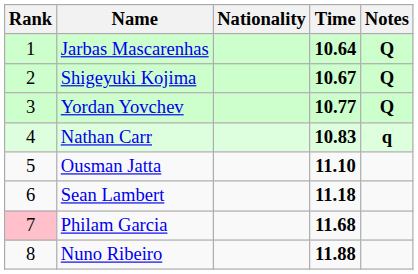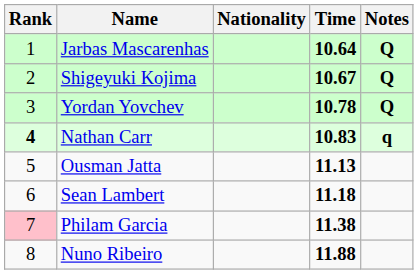(335, 107) 10.77 -> (335, 107) 10.78
(31, 136) normal -> (31, 136) bold
(335, 166) 11.10 -> (335, 166) 11.13
(335, 225) 11.68 -> (335, 225) 11.38
